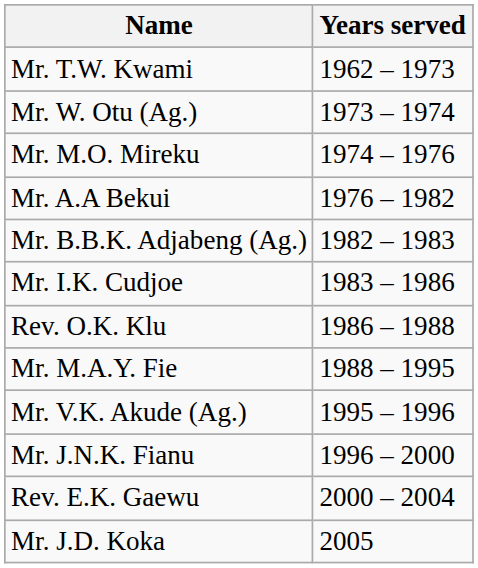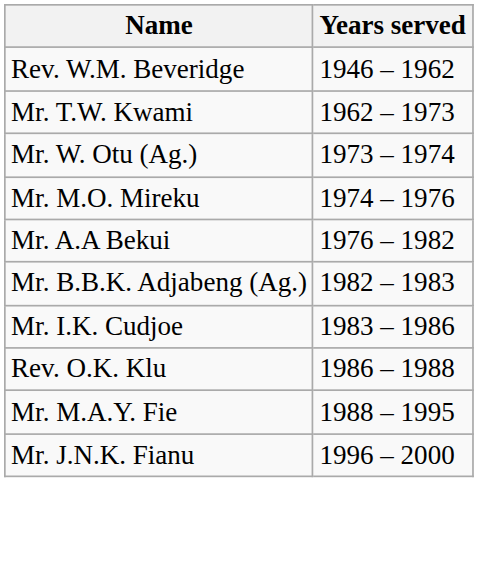+ row: (128, 68)
- row: (129, 411)
- row: (105, 497)
- row: (88, 540)
